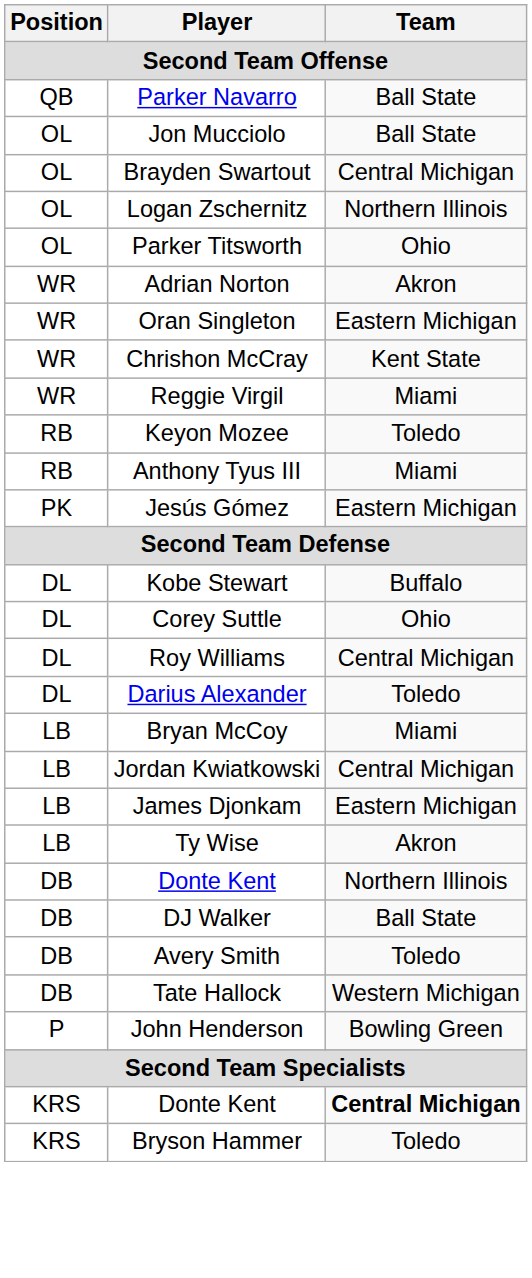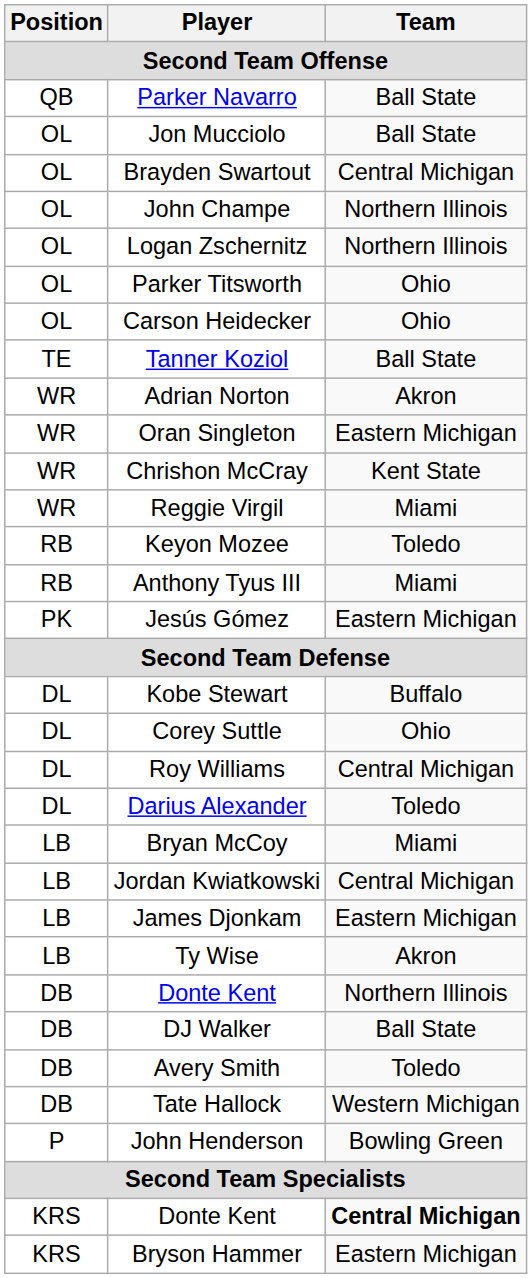+ row: (57, 209)
+ row: (57, 321)
+ row: (57, 358)
(426, 1142) Toledo -> (426, 1254) Eastern Michigan
